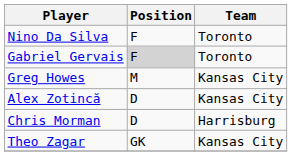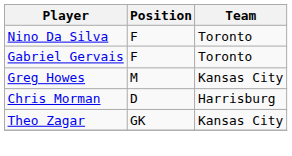(134, 57) lightgrey background -> (134, 57) no background
- row: (54, 99)
